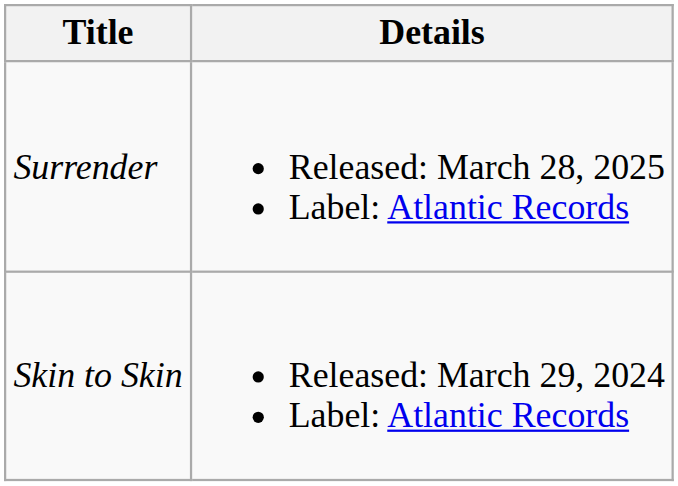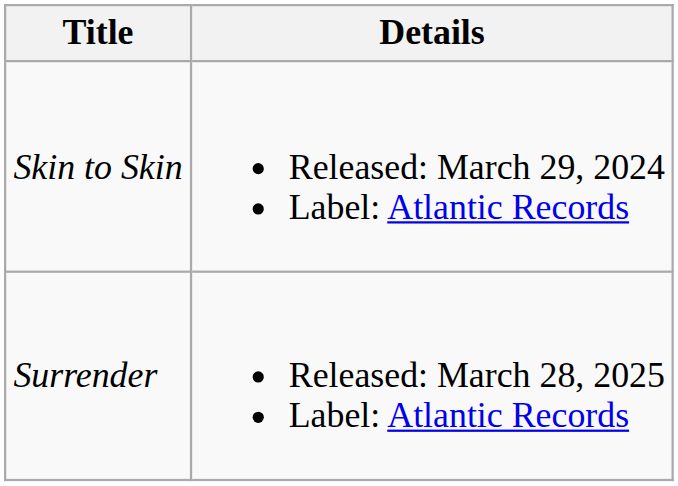rows swapped: (98, 375) <-> (85, 165)
